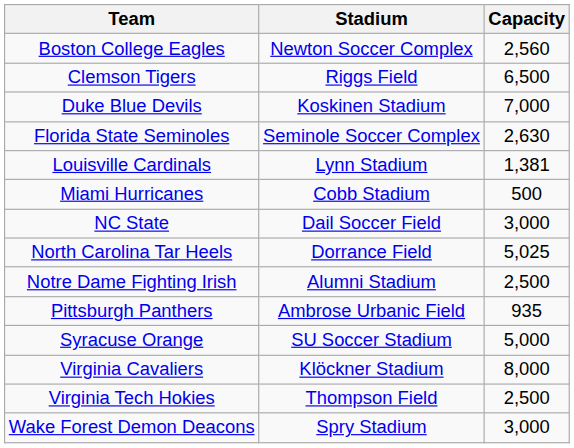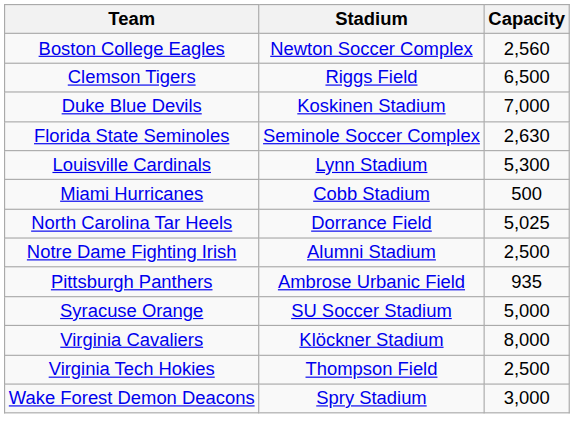(527, 164) 1,381 -> (527, 164) 5,300
- row: (132, 223)
